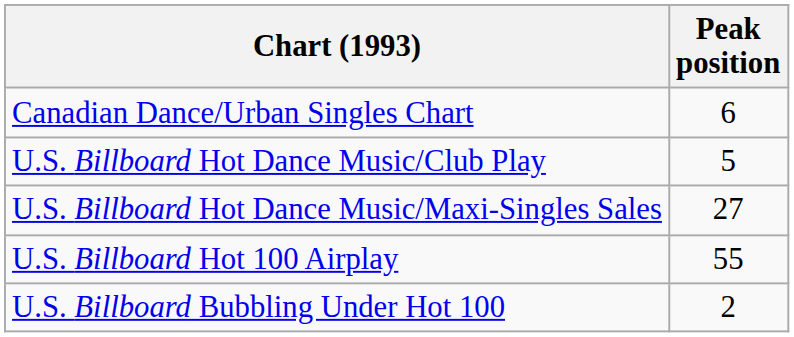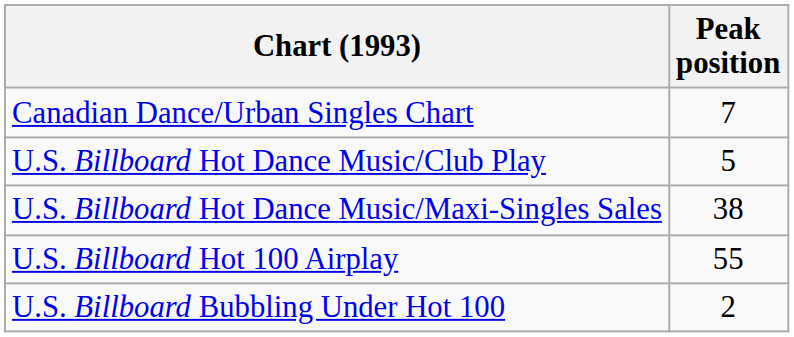(728, 112) 6 -> (728, 112) 7
(728, 209) 27 -> (728, 209) 38
